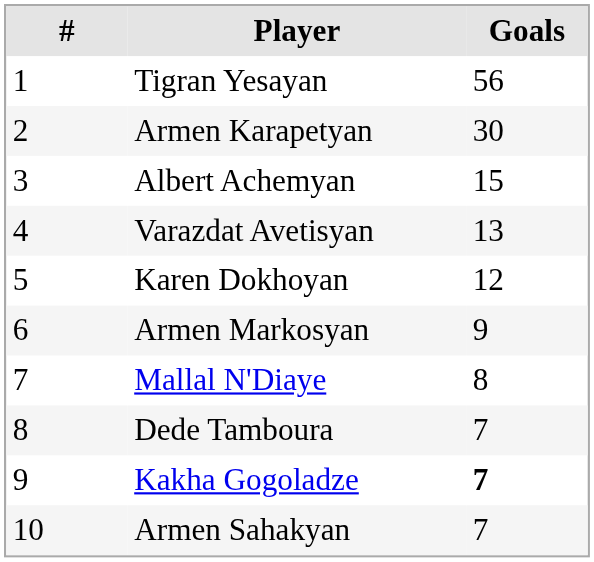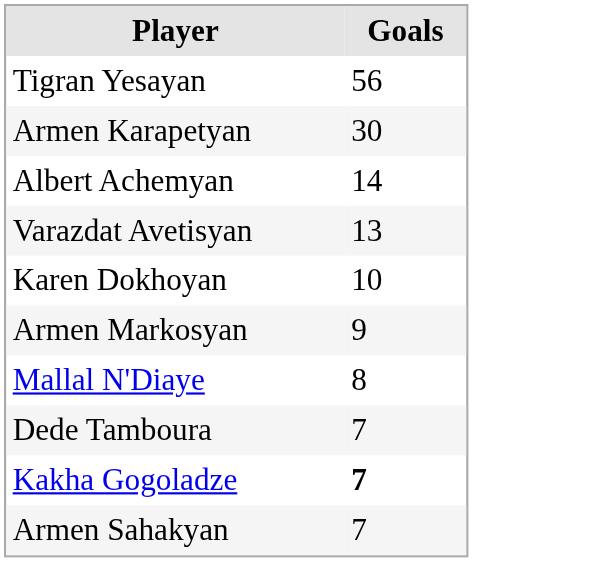- column: (67, 30)
(488, 180) 15 -> (367, 180) 14
(488, 280) 12 -> (367, 280) 10
